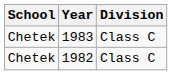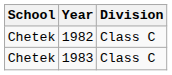rows swapped: (78, 59) <-> (78, 37)
